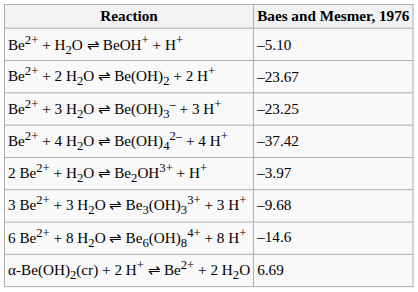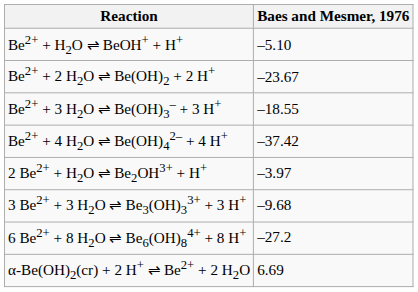(278, 109) –23.25 -> (278, 109) –18.55
(274, 237) –14.6 -> (274, 237) –27.2
